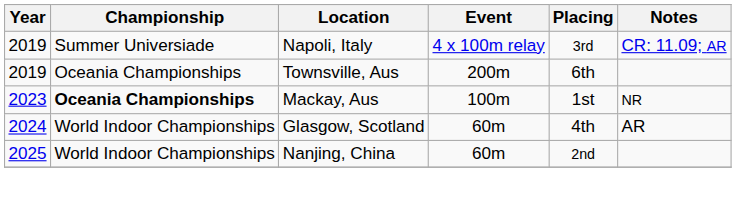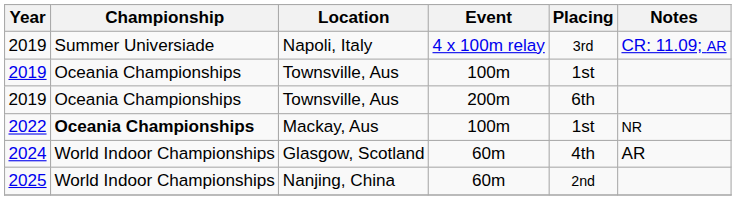+ row: (341, 72)
(28, 99) 2023 -> (28, 126) 2022
